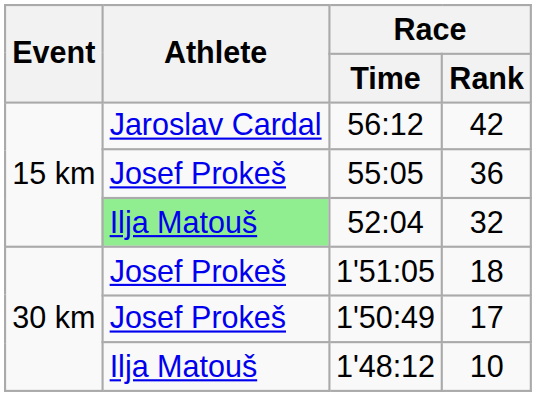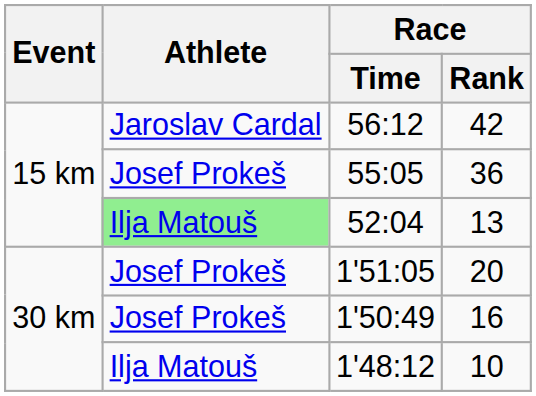(487, 222) 32 -> (487, 222) 13
(487, 271) 18 -> (487, 271) 20
(487, 319) 17 -> (487, 319) 16
